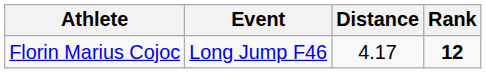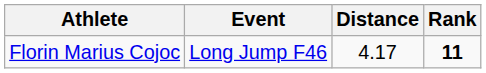(452, 51) 12 -> (452, 51) 11
